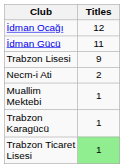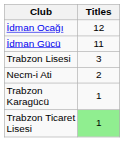(99, 59) 9 -> (99, 59) 3
- row: (24, 96)
